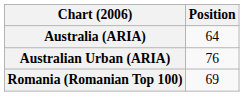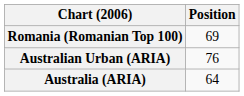rows swapped: (95, 36) <-> (95, 79)
